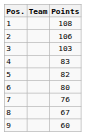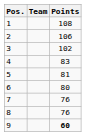(65, 49) 103 -> (65, 49) 102
(65, 74) 82 -> (65, 74) 81
(65, 112) 67 -> (65, 112) 76
(65, 125) normal -> (65, 125) bold
